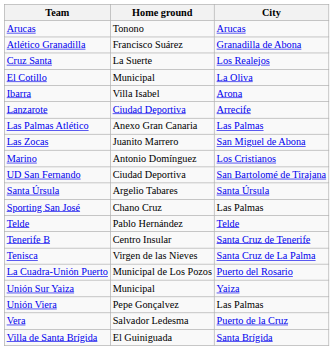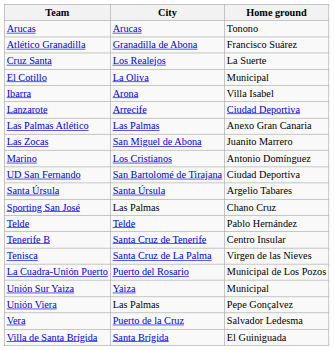columns swapped: (271, 12) <-> (162, 12)
